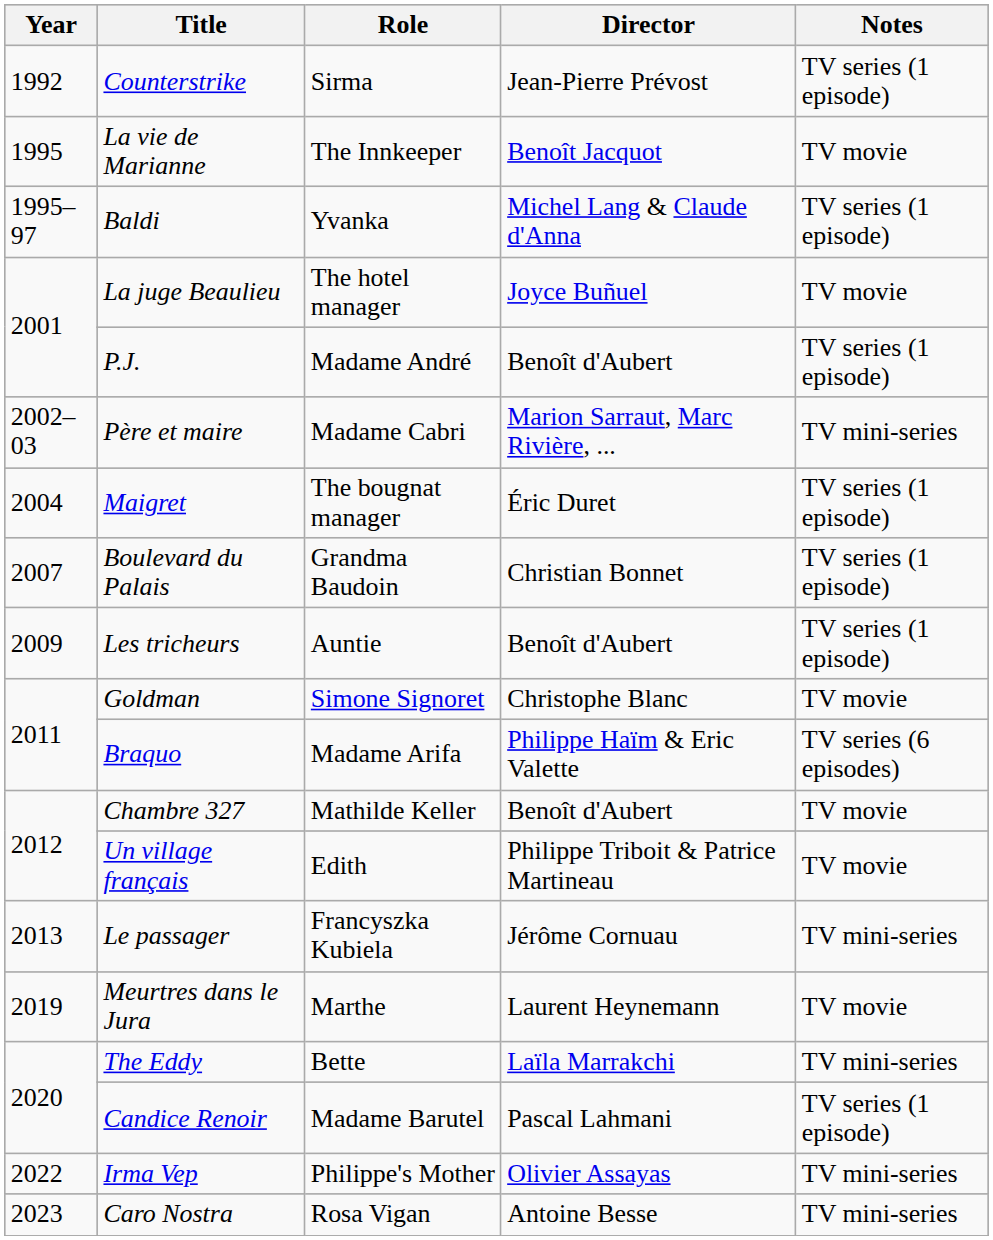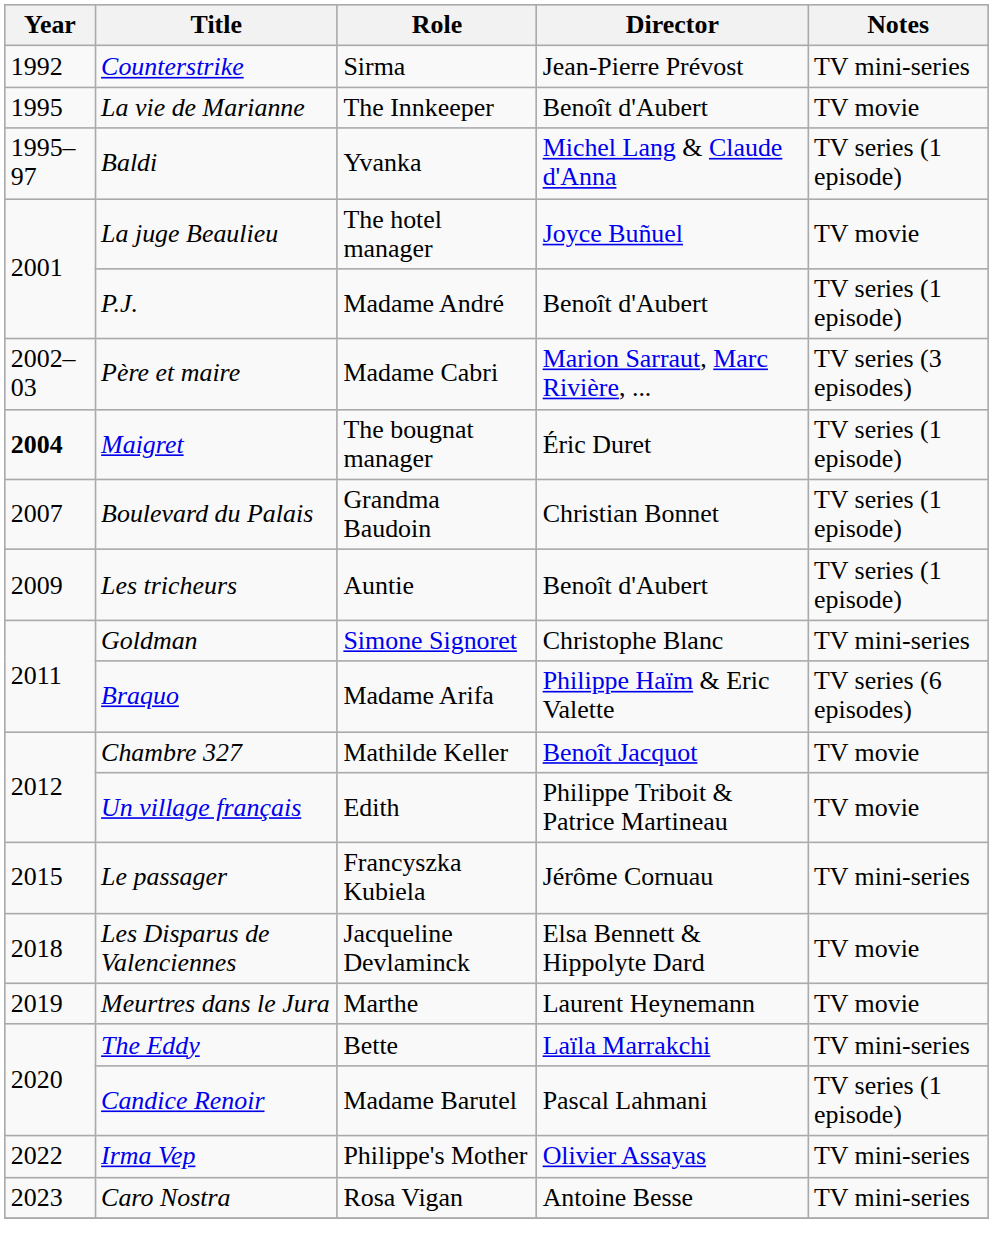(866, 80) TV series (1 episode) -> (892, 66) TV mini-series
(585, 151) Benoît Jacquot -> (625, 107) Benoît d'Aubert
(880, 432) TV mini-series -> (878, 373) TV series (3 episodes)
(37, 502) normal -> (37, 444) bold
(854, 698) TV movie -> (892, 640) TV mini-series
(590, 809) Benoît d'Aubert -> (620, 751) Benoît Jacquot
(37, 935) 2013 -> (37, 877) 2015
+ row: (185, 947)
